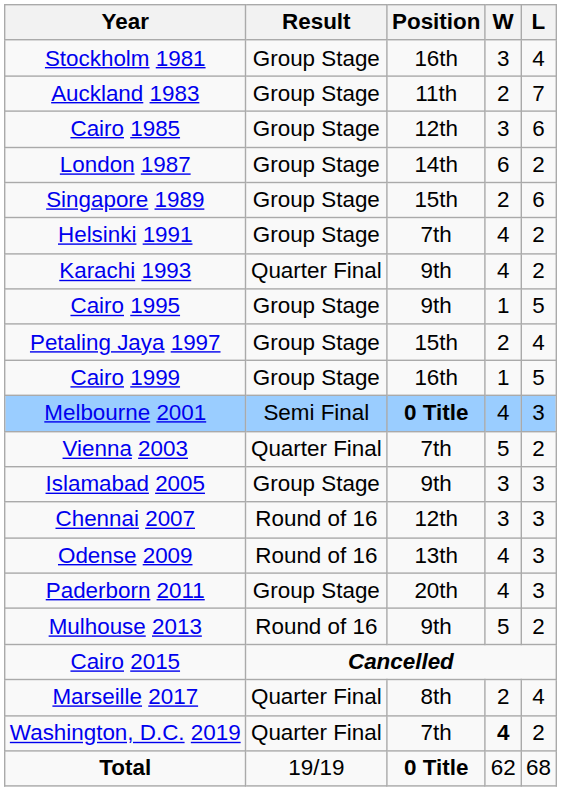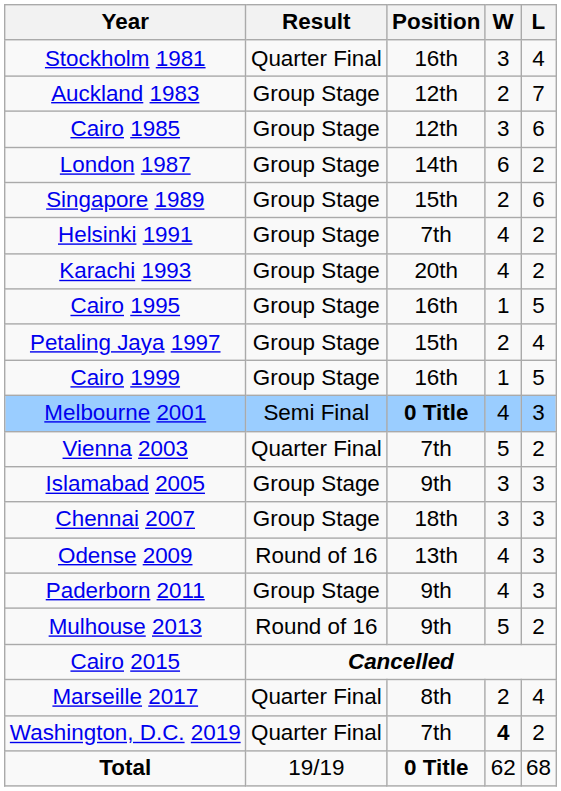(316, 57) Group Stage -> (316, 57) Quarter Final
(436, 93) 11th -> (436, 93) 12th
(316, 270) Quarter Final -> (316, 270) Group Stage
(436, 270) 9th -> (436, 270) 20th
(436, 306) 9th -> (436, 306) 16th
(316, 519) Round of 16 -> (316, 519) Group Stage
(436, 519) 12th -> (436, 519) 18th
(436, 590) 20th -> (436, 590) 9th
